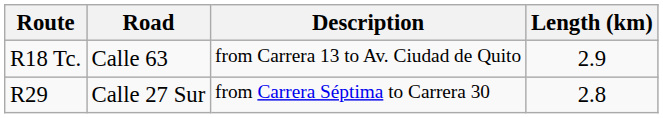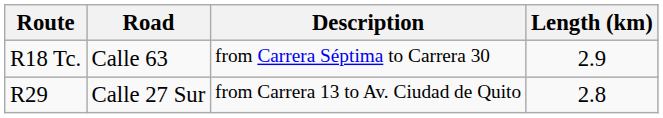(368, 56) from Carrera 13 to Av. Ciudad de Quito -> (353, 56) from Carrera Séptima to Carrera 30
(353, 92) from Carrera Séptima to Carrera 30 -> (368, 92) from Carrera 13 to Av. Ciudad de Quito
